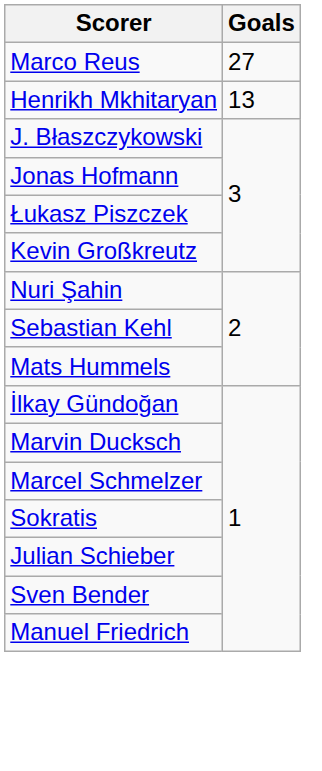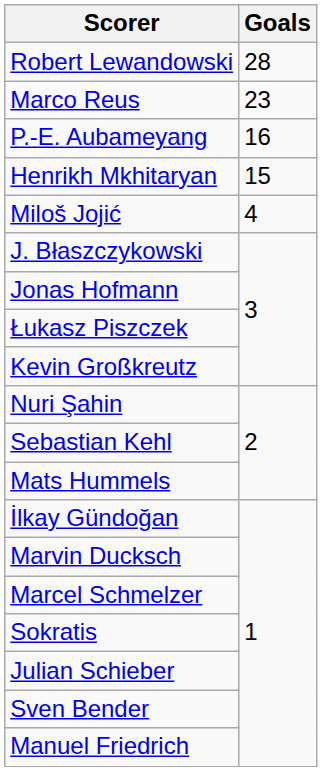+ row: (122, 61)
(241, 61) 27 -> (257, 99) 23
+ row: (109, 137)
(241, 99) 13 -> (257, 175) 15
+ row: (66, 213)
